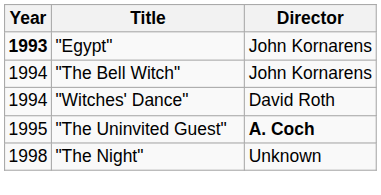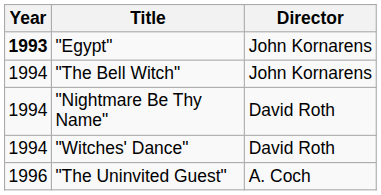+ row: (129, 111)
(28, 128) 1995 -> (28, 176) 1996
(282, 128) bold -> (280, 176) normal
- row: (99, 156)
